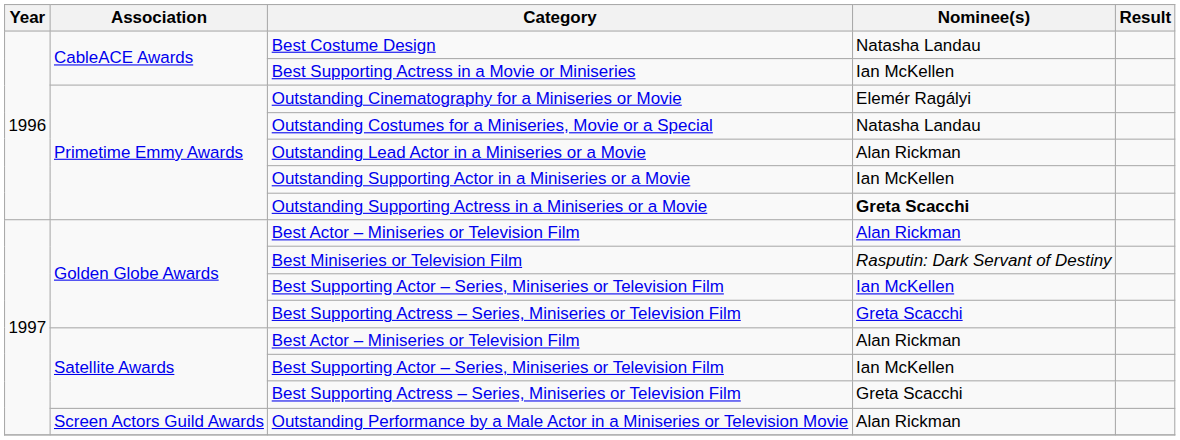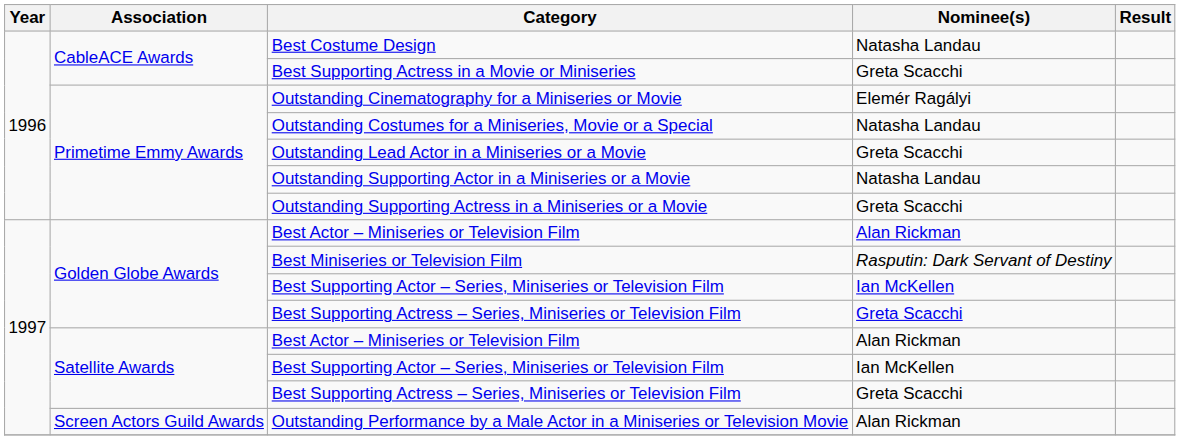(905, 71) Ian McKellen -> (909, 71) Greta Scacchi
(908, 152) Alan Rickman -> (909, 152) Greta Scacchi
(905, 179) Ian McKellen -> (918, 179) Natasha Landau
(913, 206) bold -> (909, 206) normal
